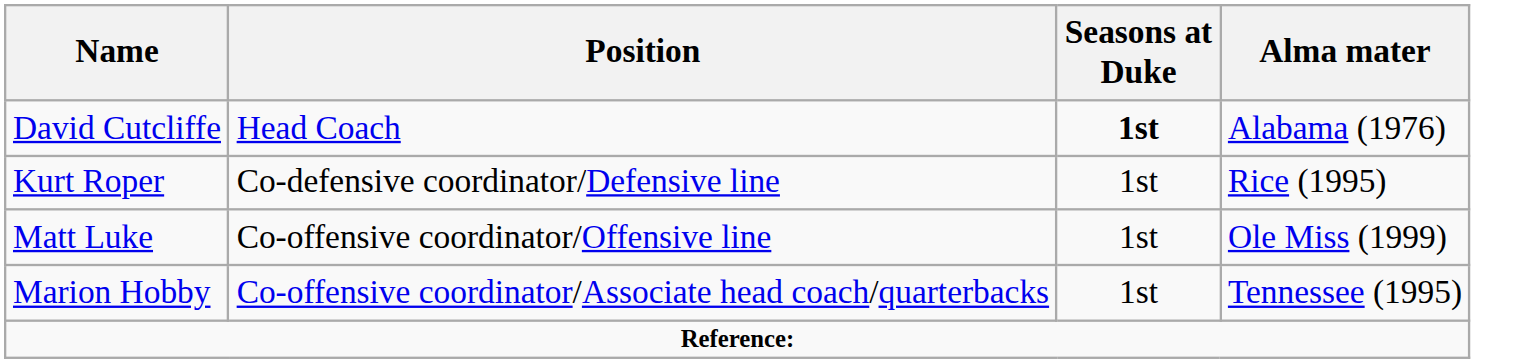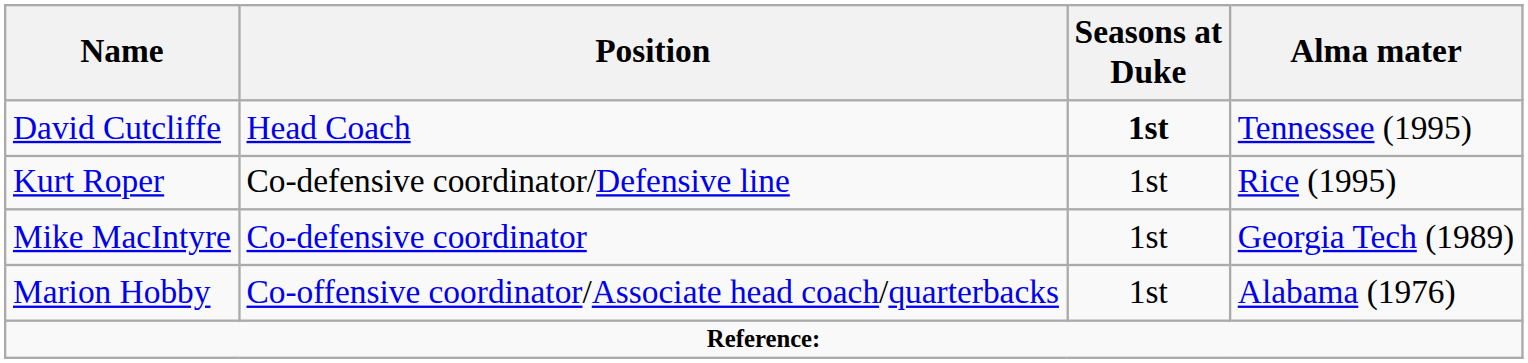(1337, 126) Alabama (1976) -> (1355, 126) Tennessee (1995)
- row: (83, 237)
+ row: (122, 237)
(1345, 292) Tennessee (1995) -> (1347, 292) Alabama (1976)
